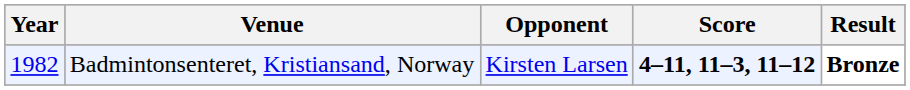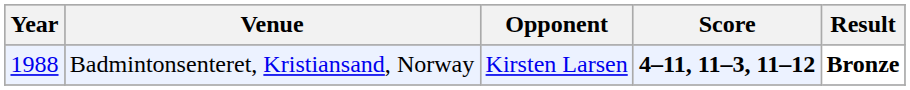(35, 64) 1982 -> (35, 64) 1988
